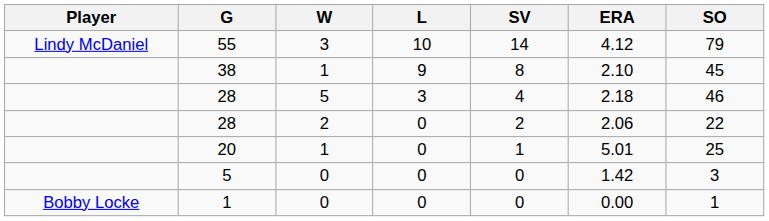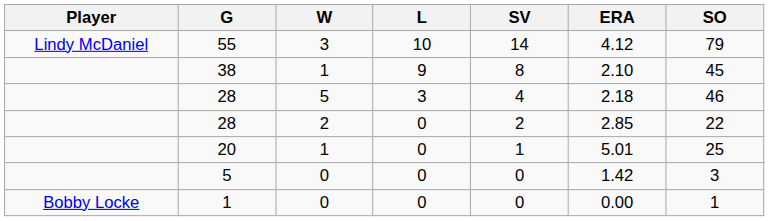(617, 123) 2.06 -> (617, 123) 2.85
